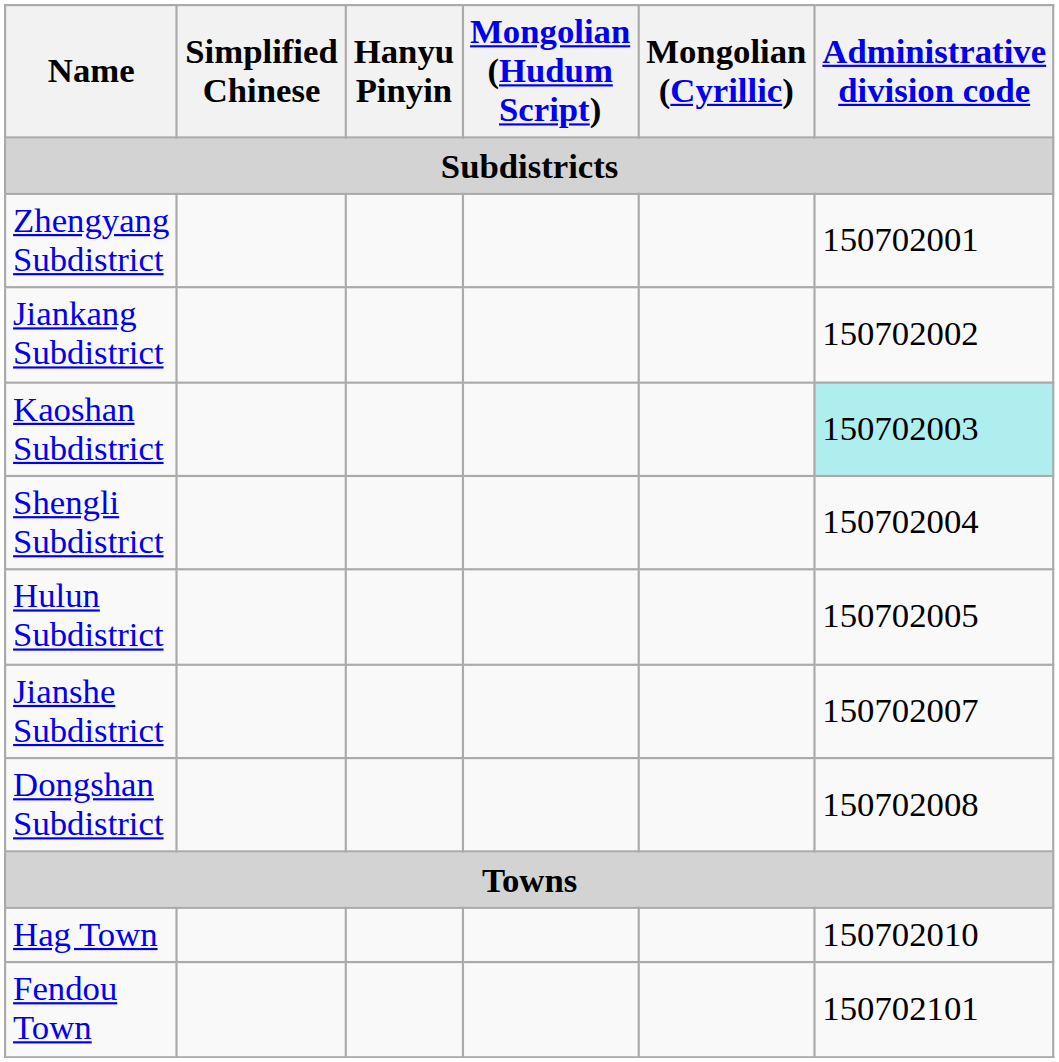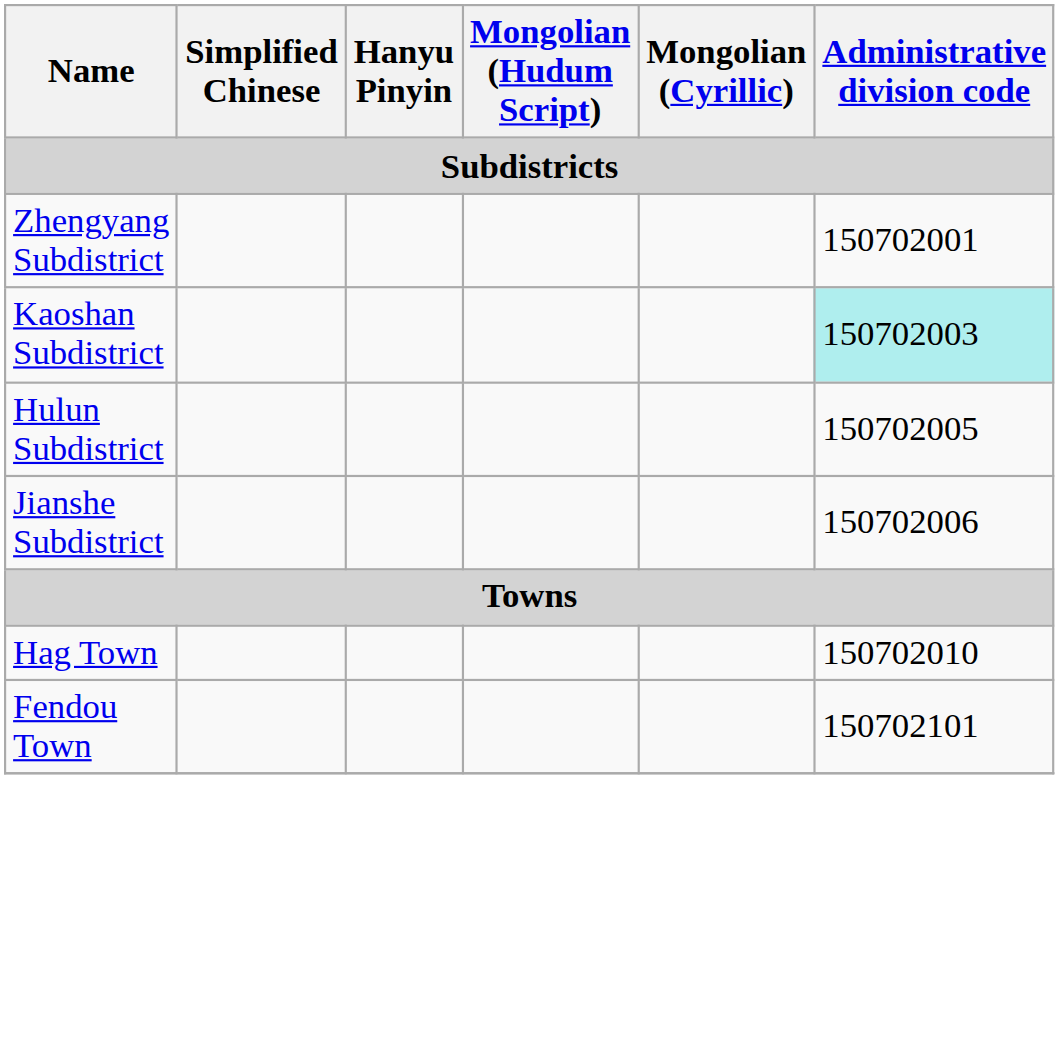- row: (88, 333)
- row: (88, 522)
(900, 710) 150702007 -> (900, 522) 150702006
- row: (88, 804)
